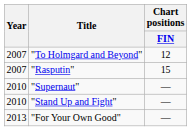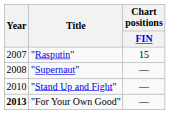- row: (87, 54)
(17, 86) 2010 -> (17, 70) 2008
(17, 117) normal -> (17, 102) bold
